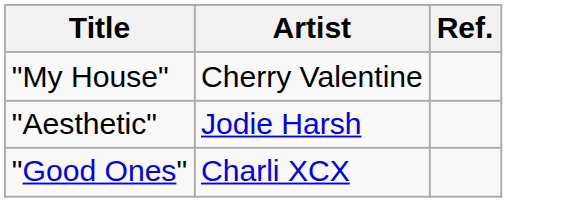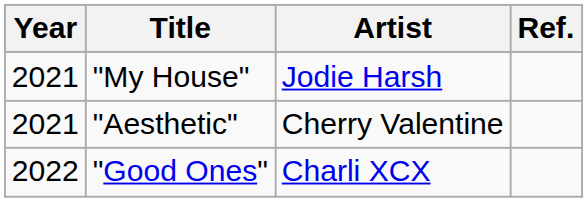+ column: (45, 28)
(312, 76) Cherry Valentine -> (362, 76) Jodie Harsh
(281, 123) Jodie Harsh -> (393, 123) Cherry Valentine
